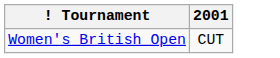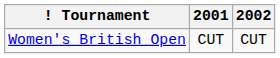+ column: (254, 17)
